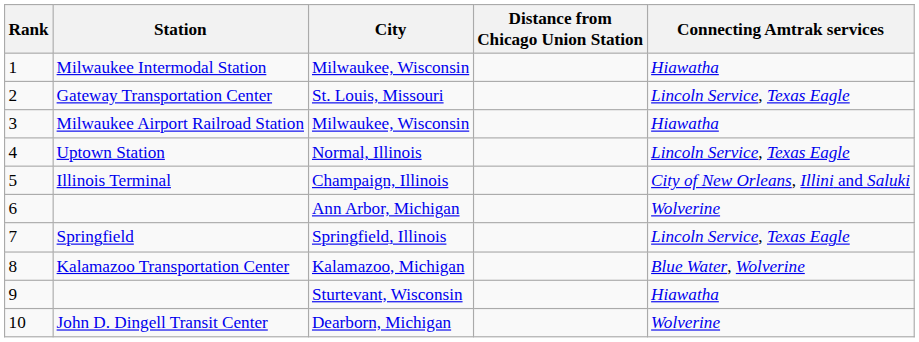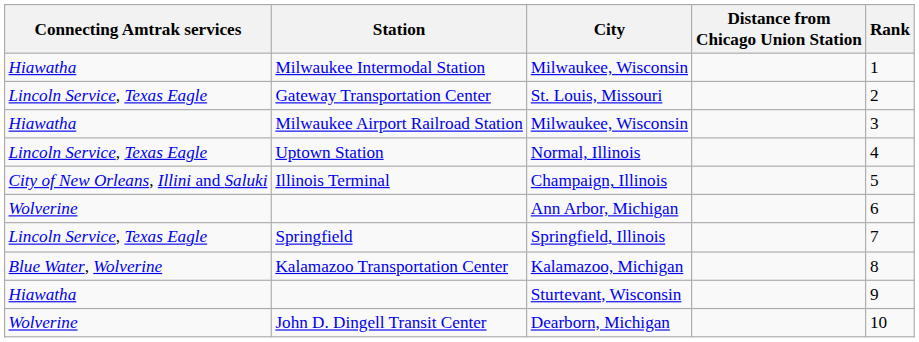columns swapped: (29, 29) <-> (781, 29)
